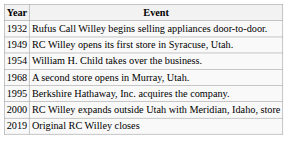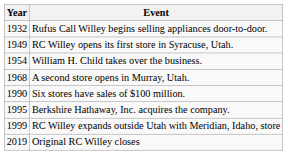+ row: (109, 93)
(17, 110) 2000 -> (17, 126) 1999
